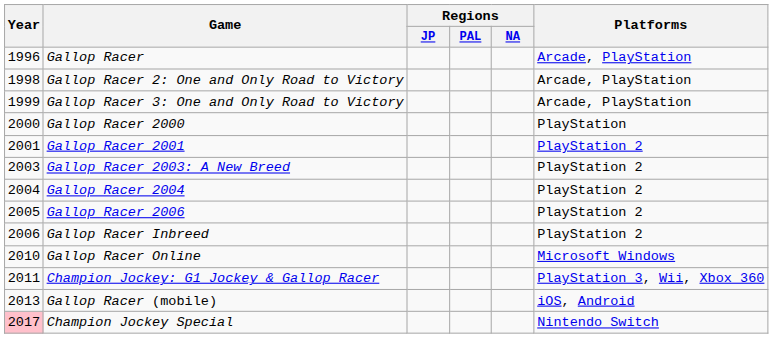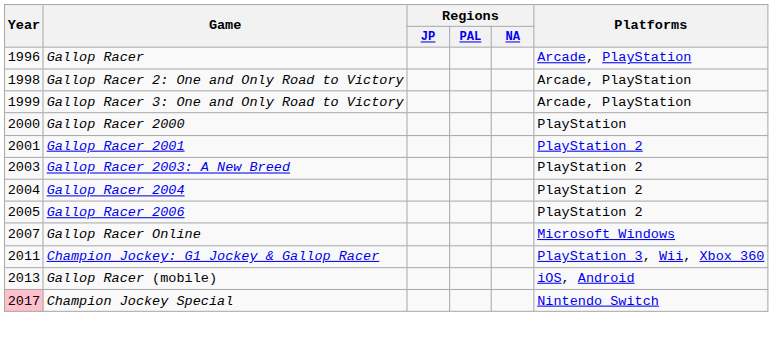- row: (128, 234)
(24, 256) 2010 -> (24, 234) 2007
